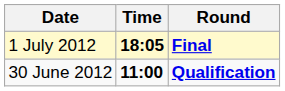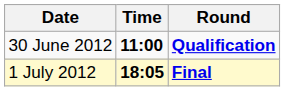rows swapped: (60, 72) <-> (52, 45)
